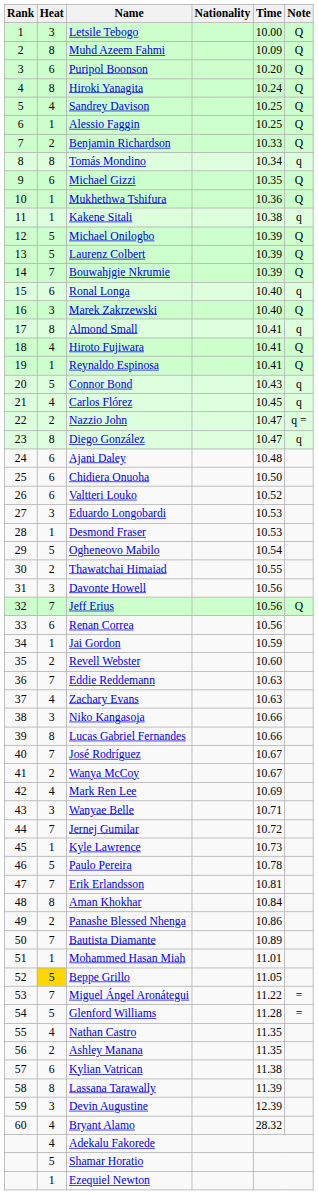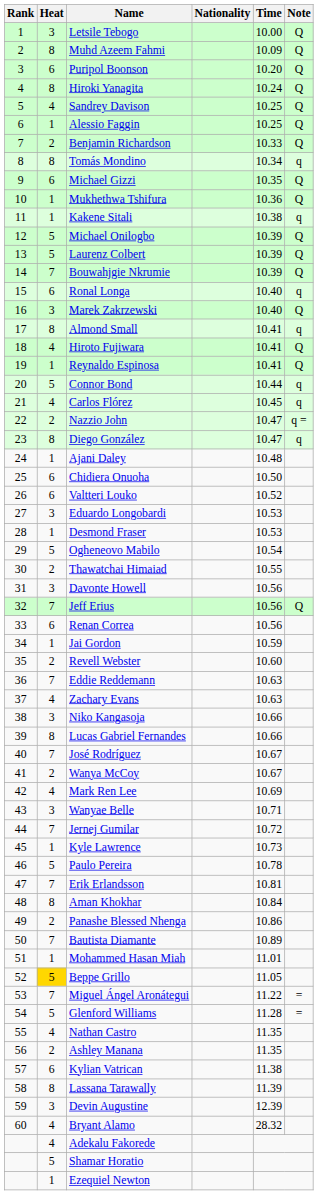(269, 384) 10.43 -> (269, 384) 10.44
(52, 458) 6 -> (52, 458) 1
